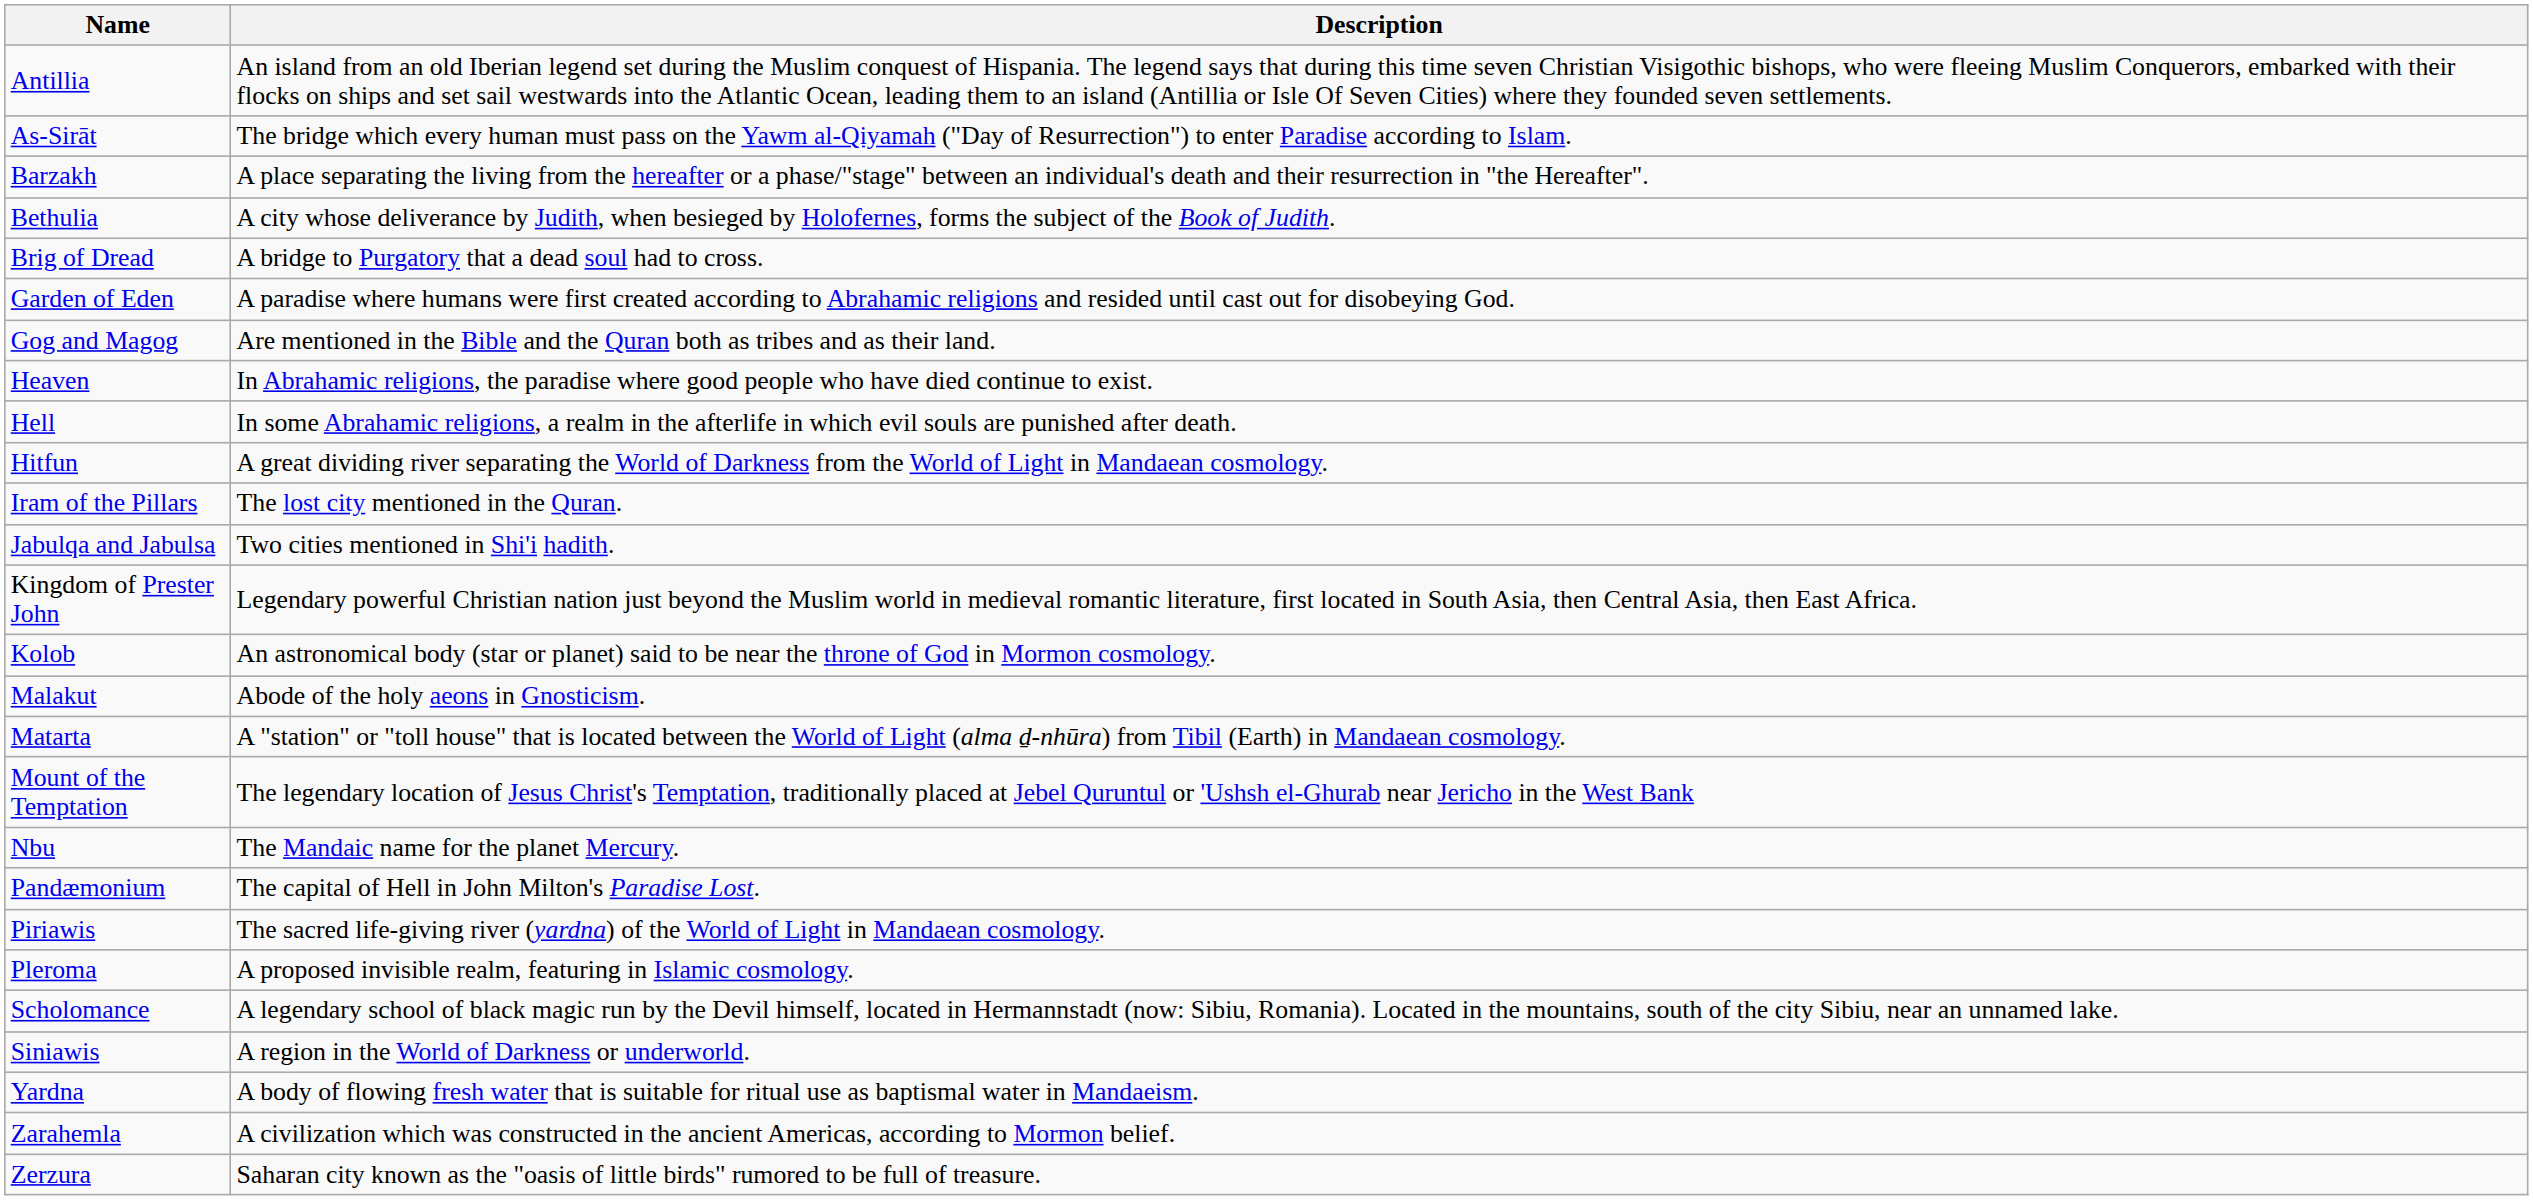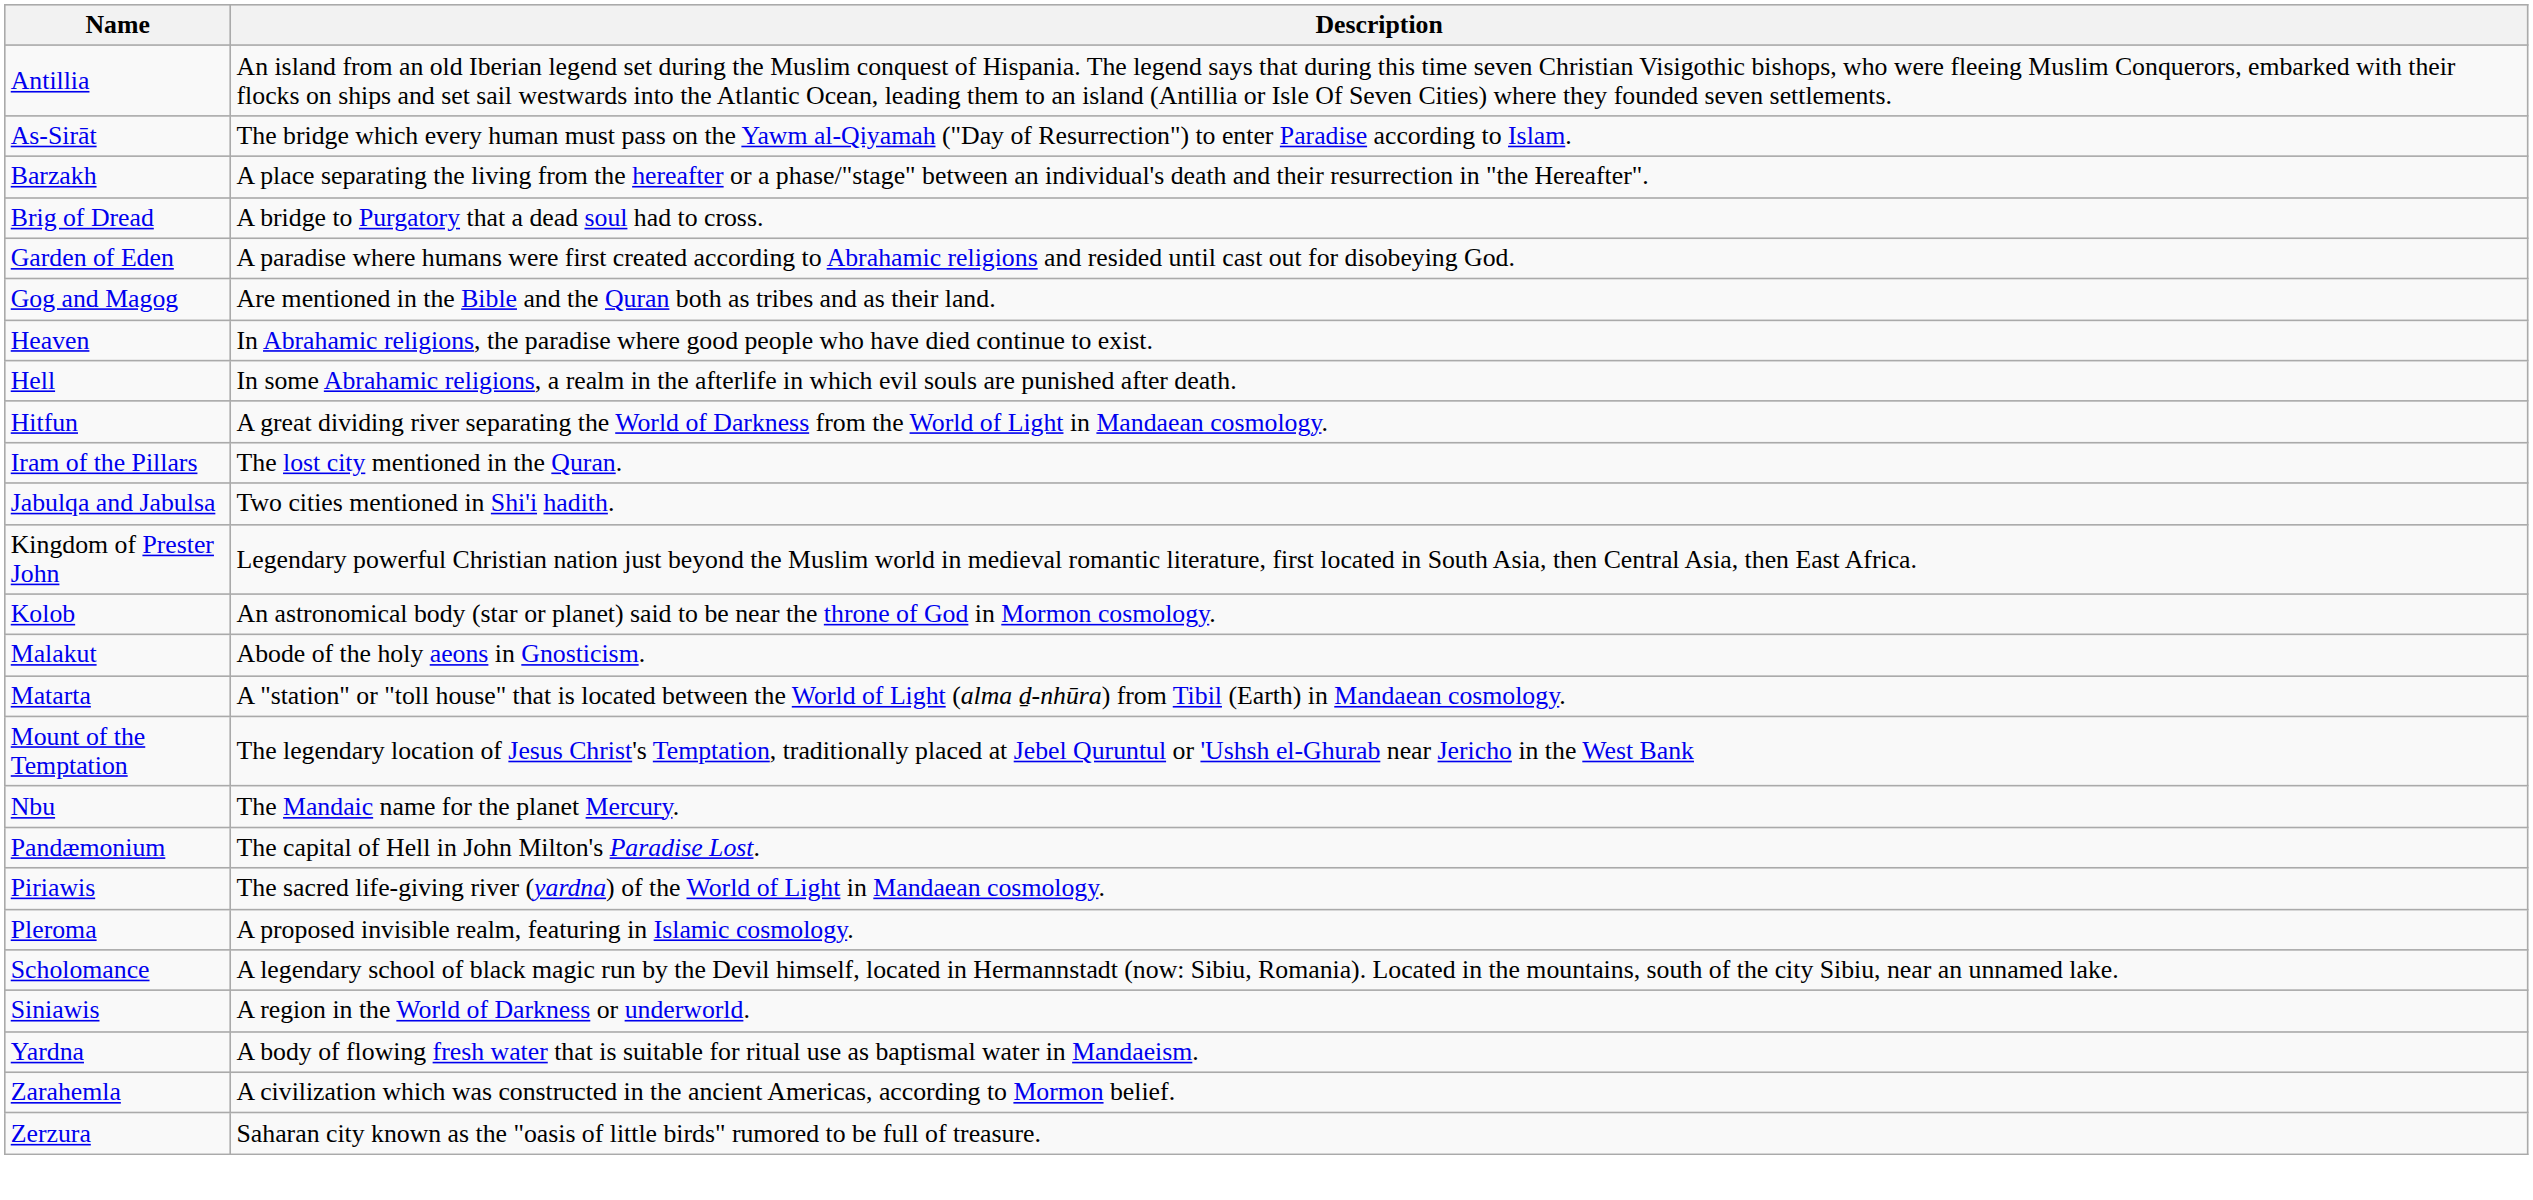- row: (54, 217)
